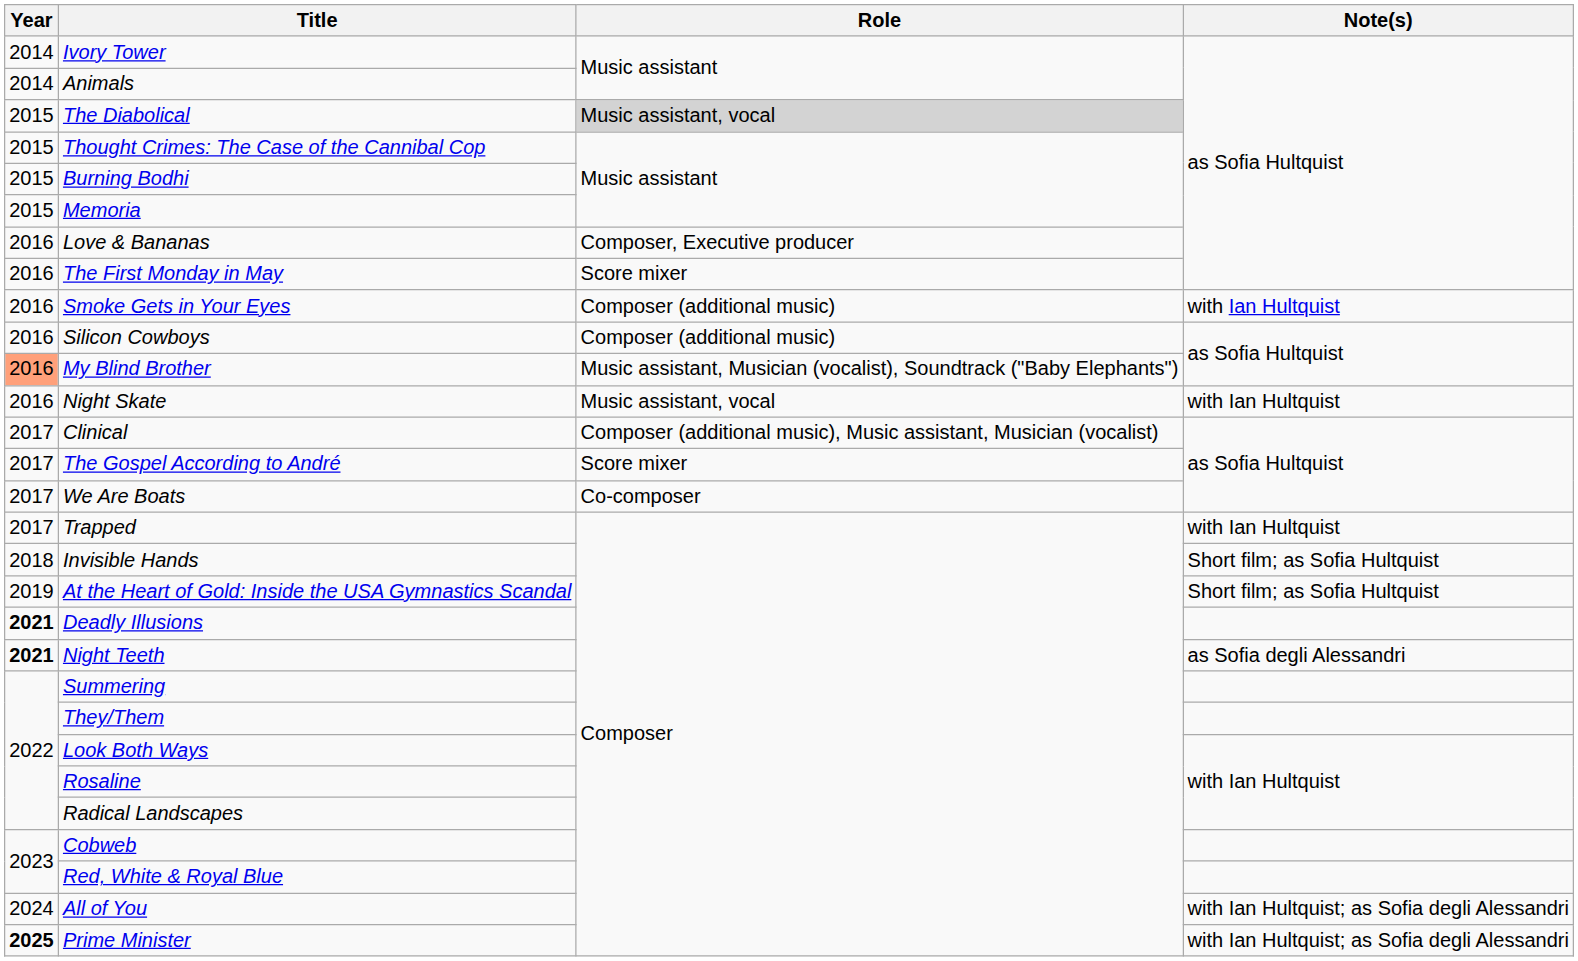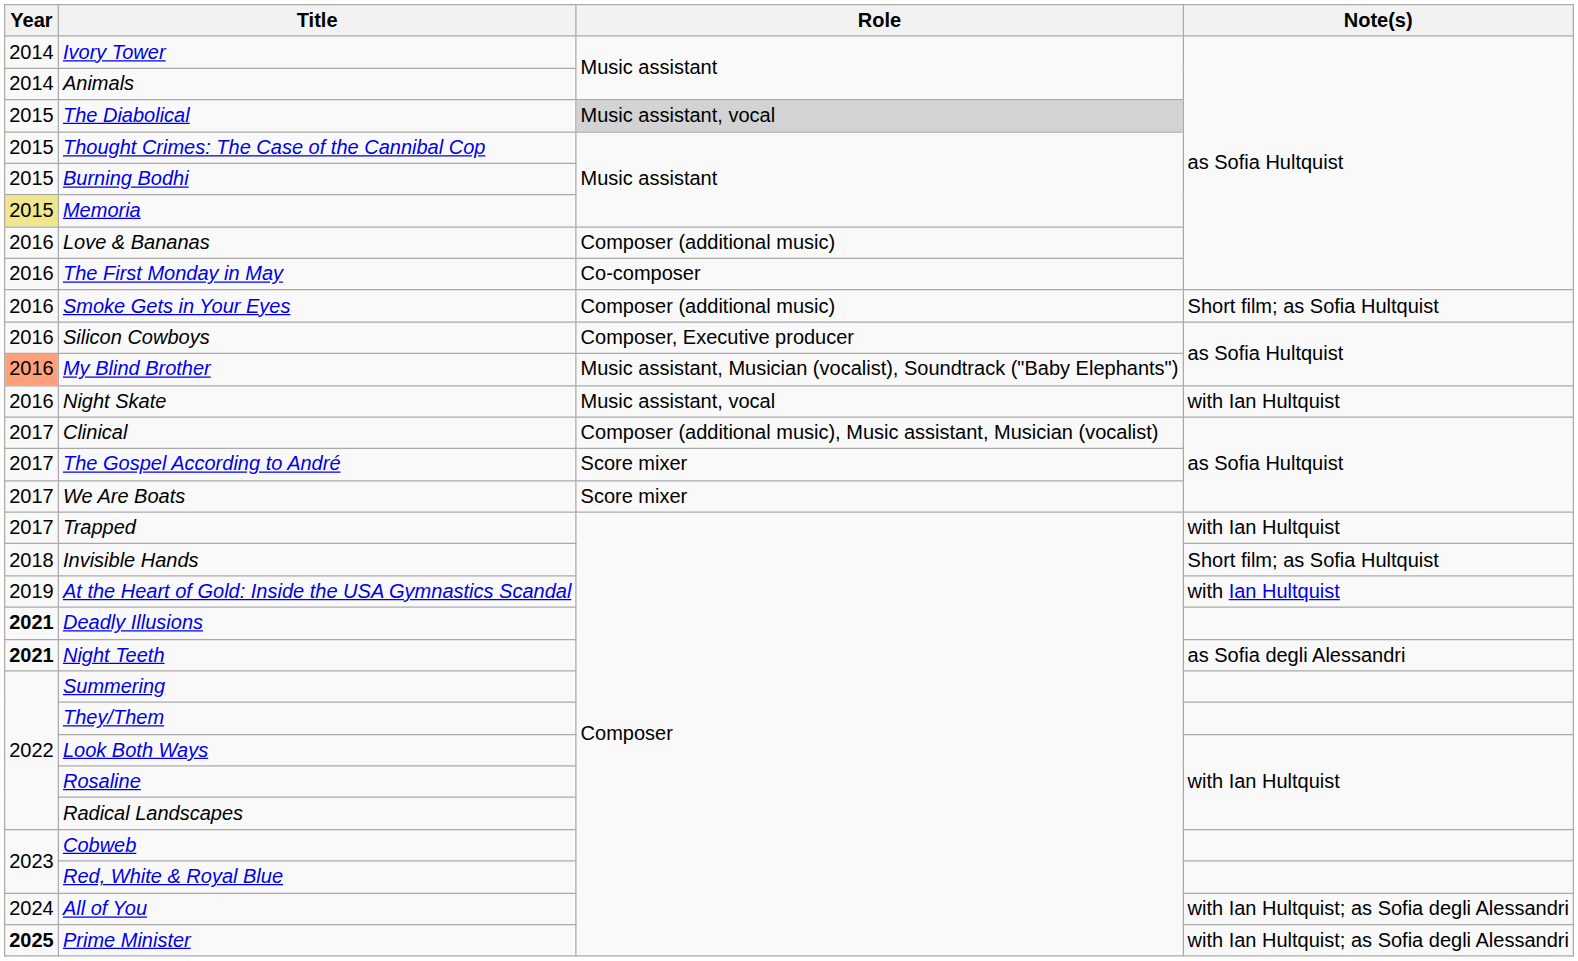(31, 210) no background -> (31, 210) khaki background
(717, 242) Composer, Executive producer -> (708, 242) Composer (additional music)
(634, 274) Score mixer -> (641, 274) Co-composer
(1264, 305) with Ian Hultquist -> (1313, 305) Short film; as Sofia Hultquist
(708, 337) Composer (additional music) -> (717, 337) Composer, Executive producer
(641, 496) Co-composer -> (634, 496) Score mixer
(1313, 591) Short film; as Sofia Hultquist -> (1264, 591) with Ian Hultquist
